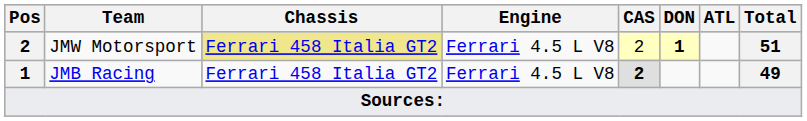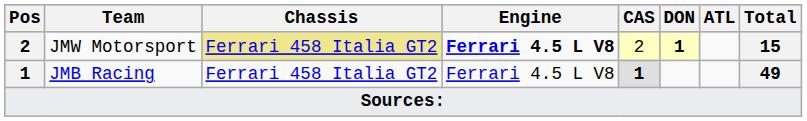(530, 46) normal -> (530, 46) bold
(770, 46) 51 -> (770, 46) 15
(639, 74) 2 -> (639, 74) 1
